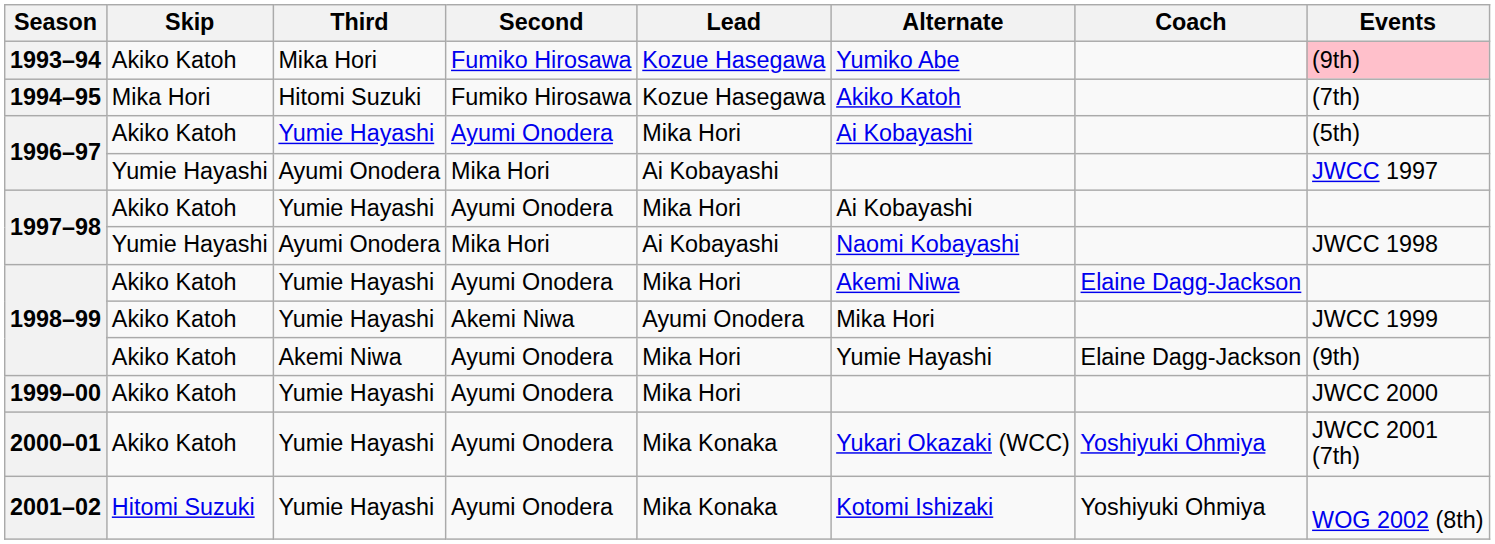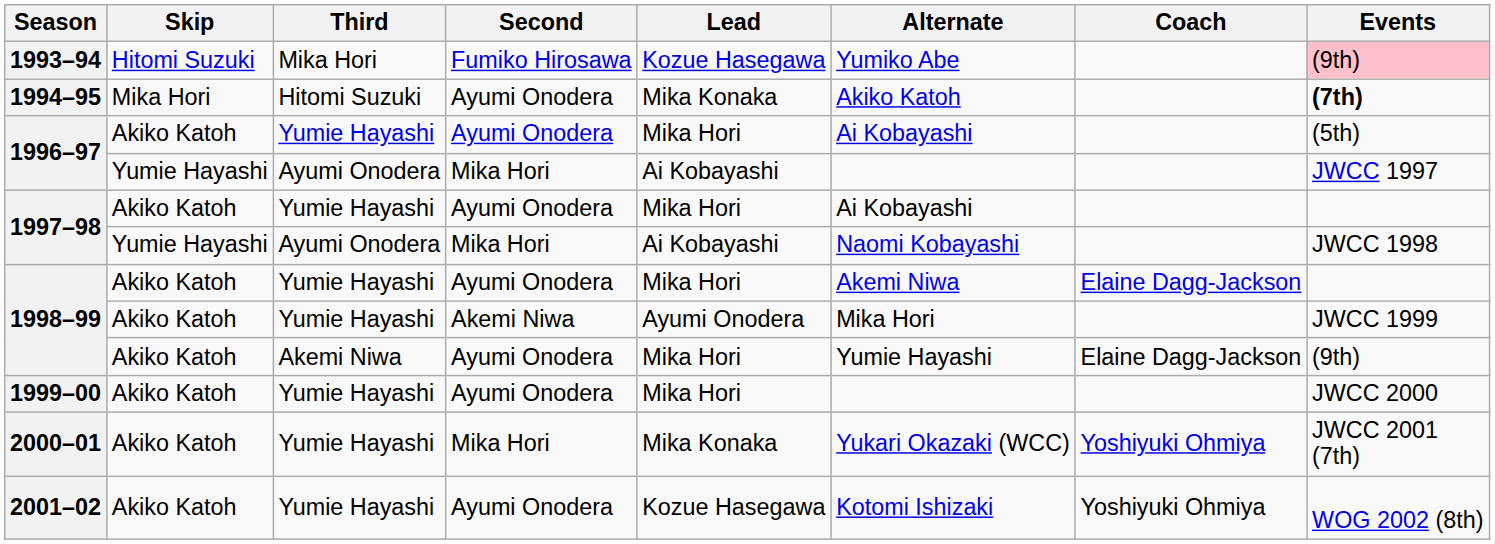(174, 60) Akiko Katoh -> (183, 60) Hitomi Suzuki
(541, 97) Fumiko Hirosawa -> (532, 97) Ayumi Onodera
(734, 97) Kozue Hasegawa -> (710, 97) Mika Konaka
(1336, 97) normal -> (1337, 97) bold
(532, 443) Ayumi Onodera -> (500, 443) Mika Hori
(183, 507) Hitomi Suzuki -> (174, 507) Akiko Katoh
(710, 507) Mika Konaka -> (734, 507) Kozue Hasegawa
